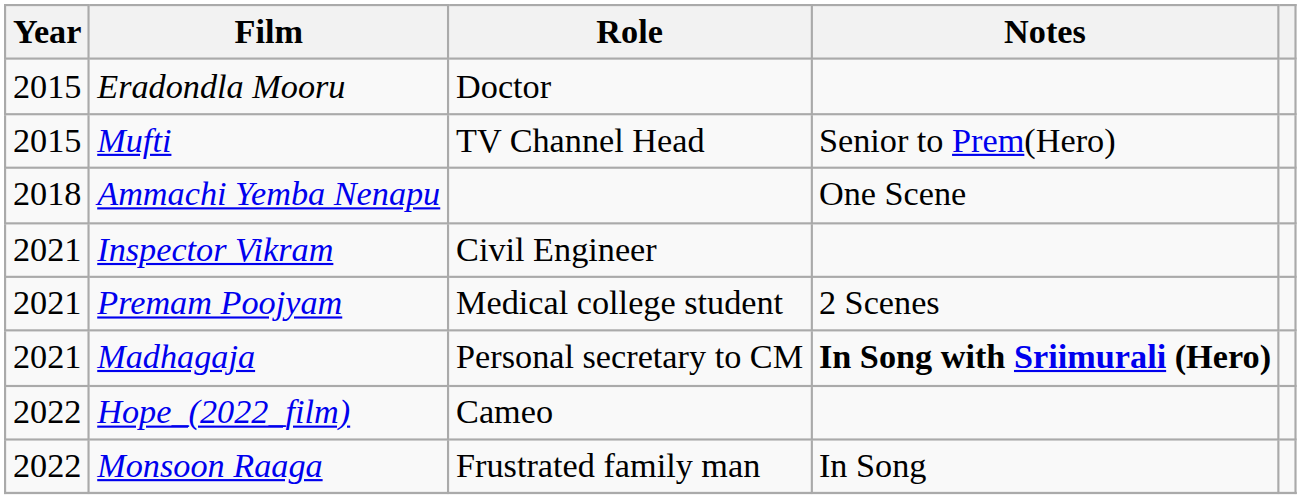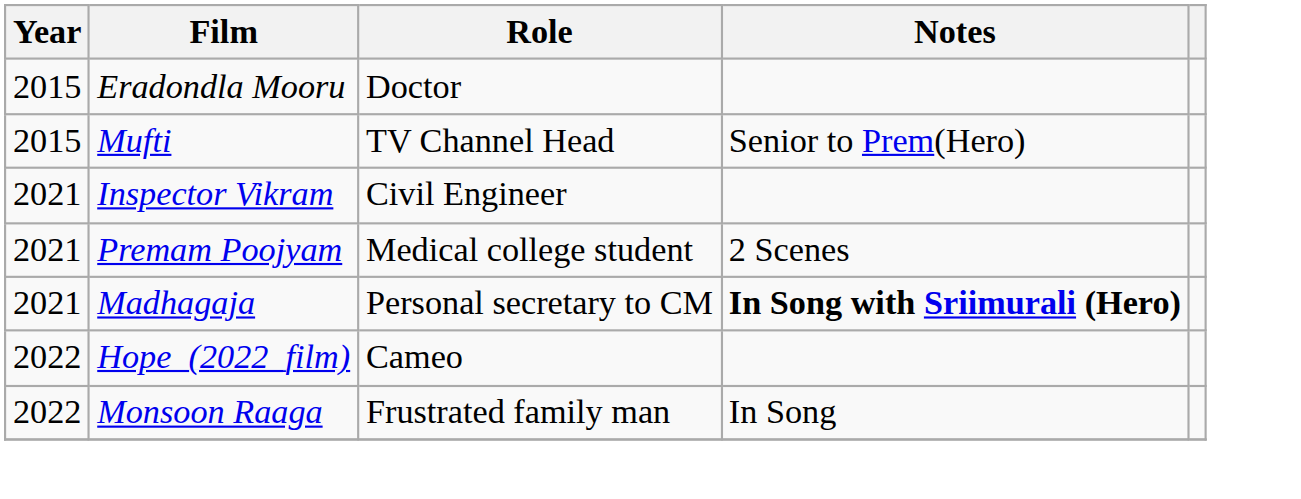- row: (269, 194)
